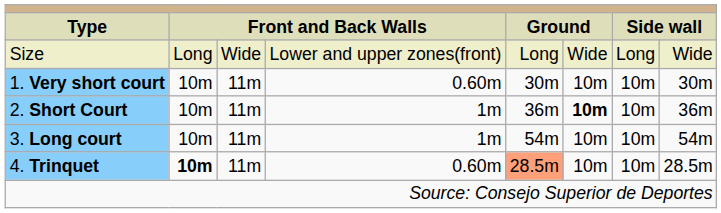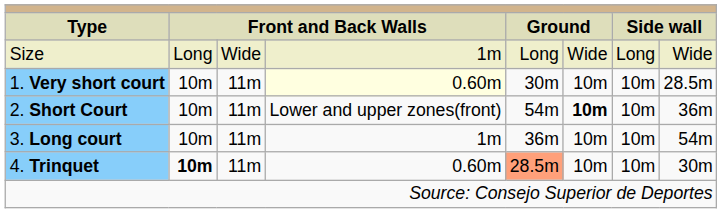(385, 54) Lower and upper zones(front) -> (489, 54) 1m
(477, 82) no background -> (477, 82) lightyellow background
(695, 82) 30m -> (688, 82) 28.5m
(489, 110) 1m -> (385, 110) Lower and upper zones(front)
(542, 110) 36m -> (542, 110) 54m
(542, 138) 54m -> (542, 138) 36m
(688, 166) 28.5m -> (695, 166) 30m
